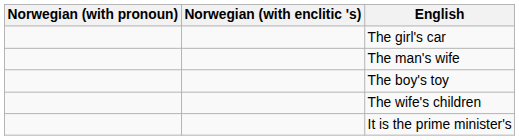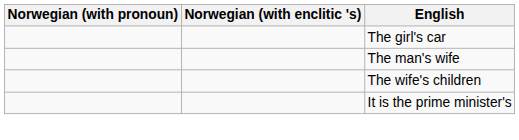- row: (408, 80)
